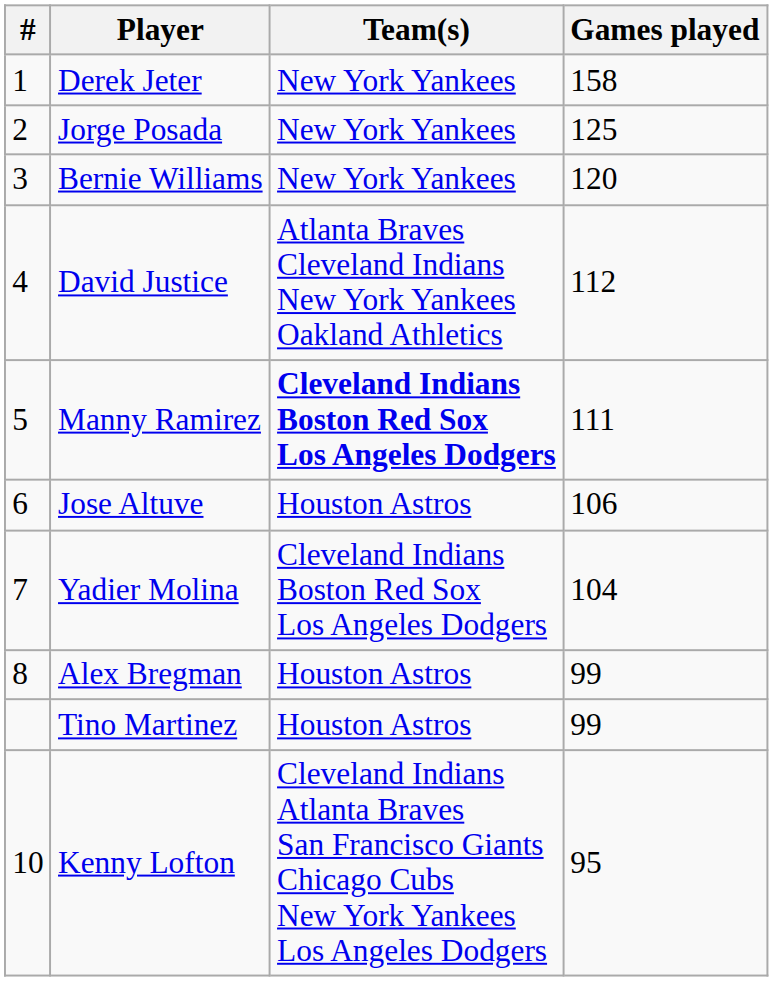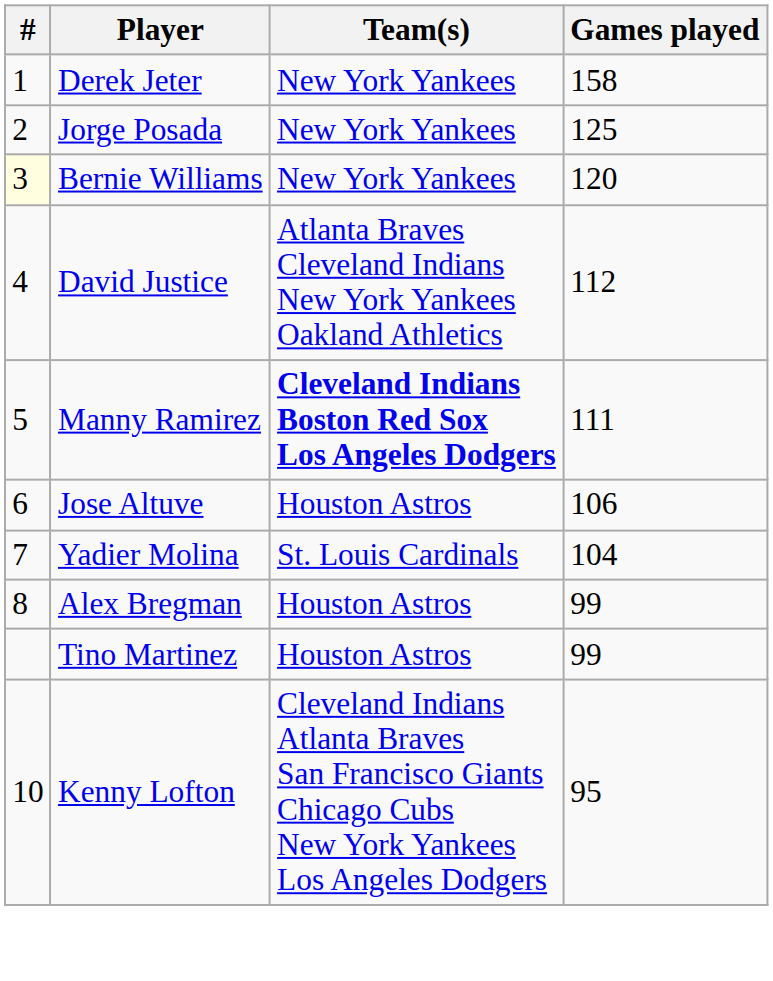(20, 178) no background -> (20, 178) lightyellow background
(412, 589) Cleveland Indians Boston Red Sox Los Angeles Dodgers -> (398, 554) St. Louis Cardinals
